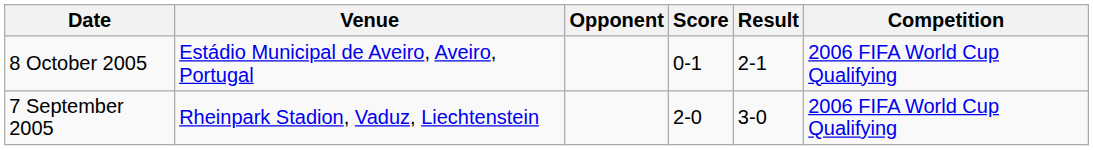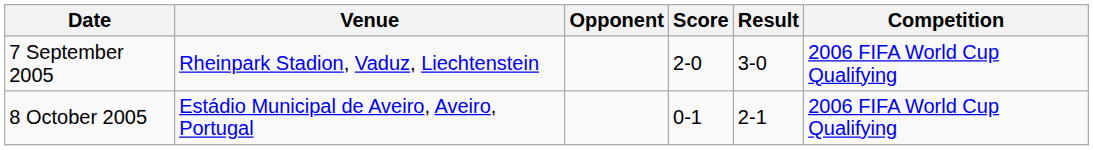rows swapped: (66, 117) <-> (78, 63)
